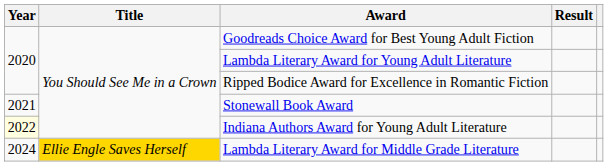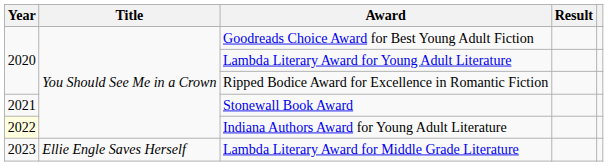(22, 149) 2024 -> (22, 149) 2023
(114, 149) gold background -> (114, 149) no background
